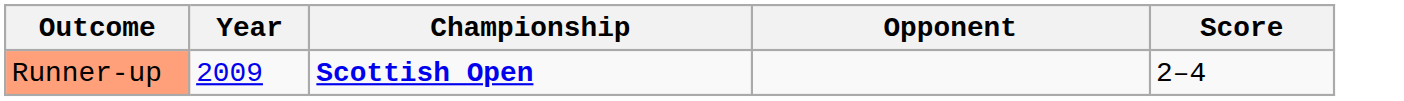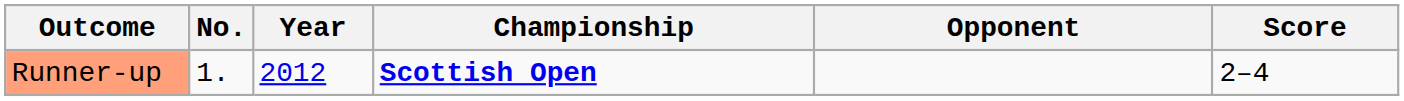+ column: (221, 28)
(230, 73) 2009 -> (293, 73) 2012
